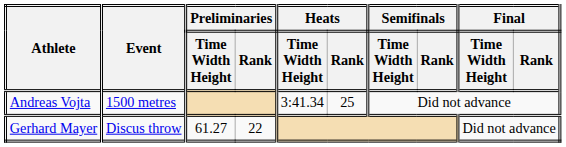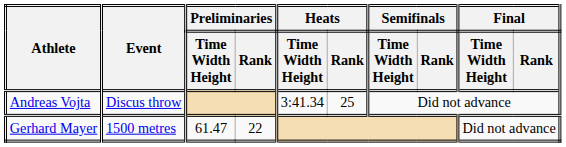(141, 103) 1500 metres -> (144, 103) Discus throw
(144, 128) Discus throw -> (141, 128) 1500 metres
(211, 128) 61.27 -> (211, 128) 61.47
